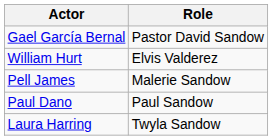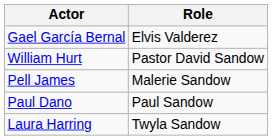(198, 37) Pastor David Sandow -> (175, 37) Elvis Valderez
(175, 59) Elvis Valderez -> (198, 59) Pastor David Sandow
